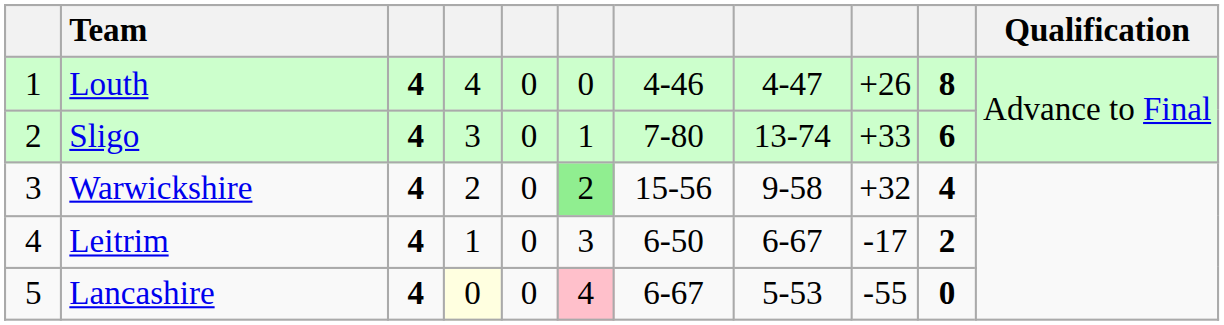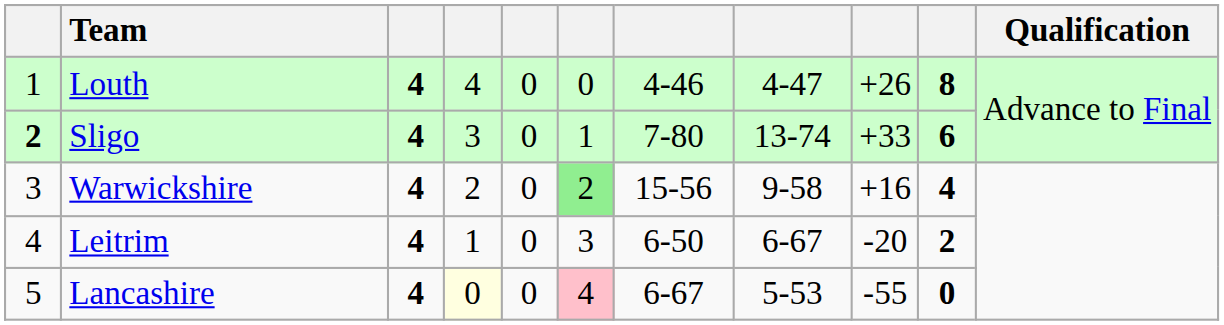(33, 135) normal -> (33, 135) bold
(885, 188) +32 -> (885, 188) +16
(885, 240) -17 -> (885, 240) -20
